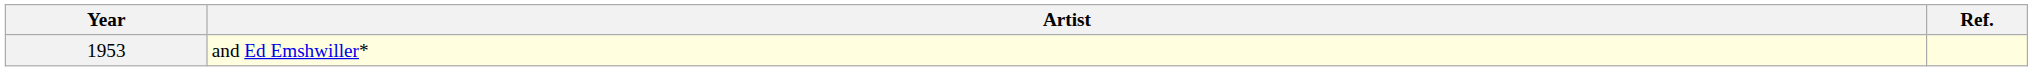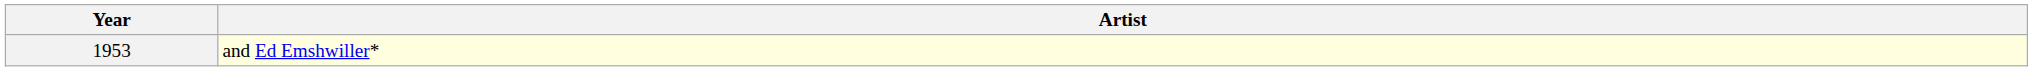- column: (1977, 19)
